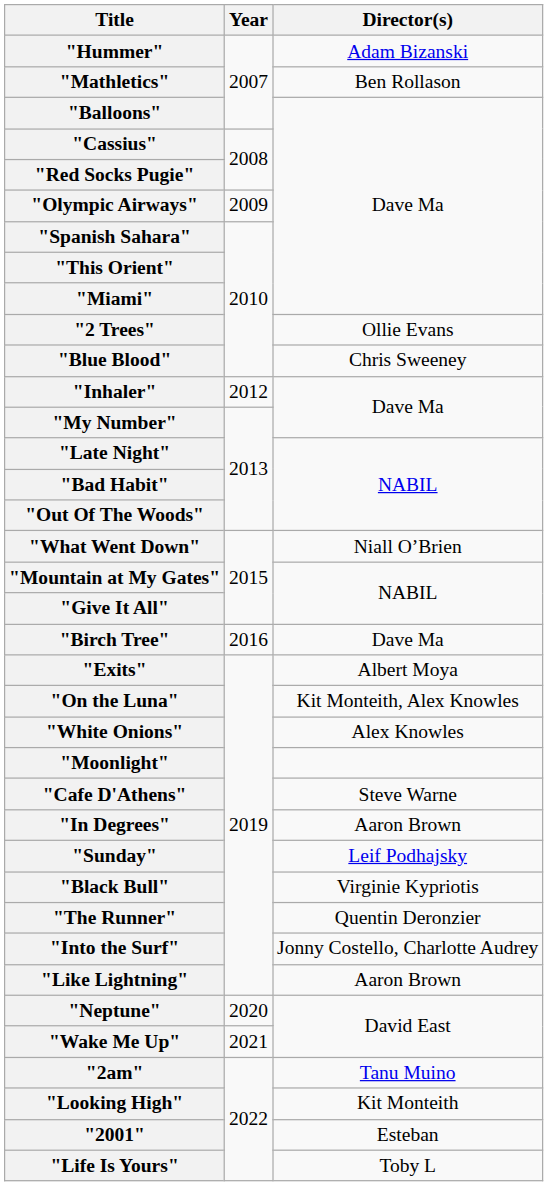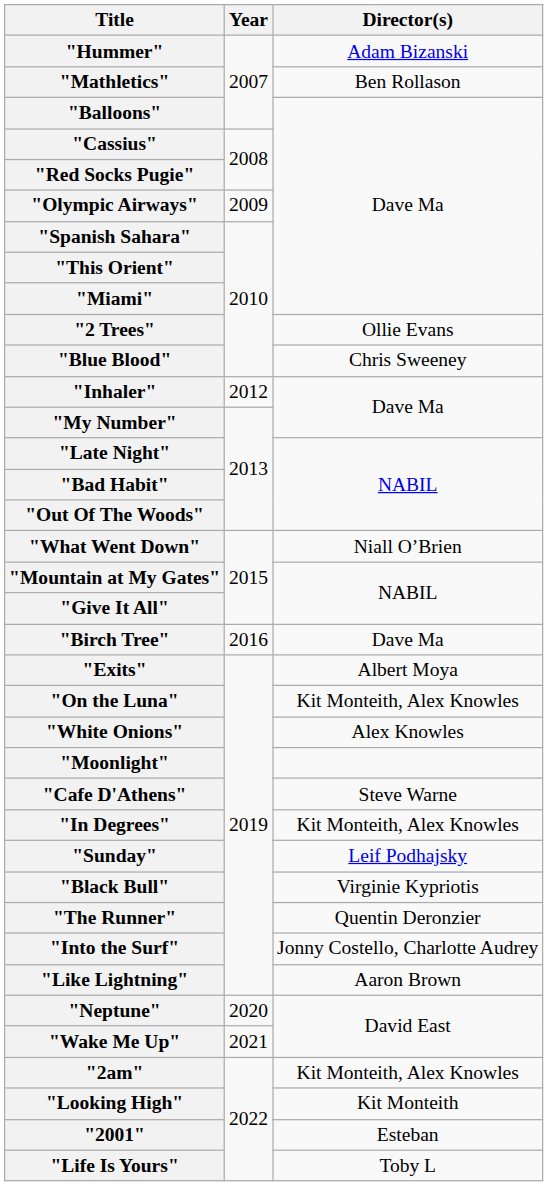(408, 824) Aaron Brown -> (408, 824) Kit Monteith, Alex Knowles
(408, 1072) Tanu Muino -> (408, 1072) Kit Monteith, Alex Knowles
